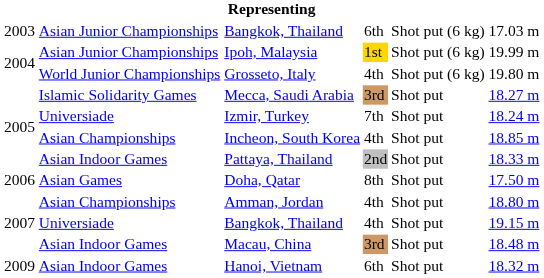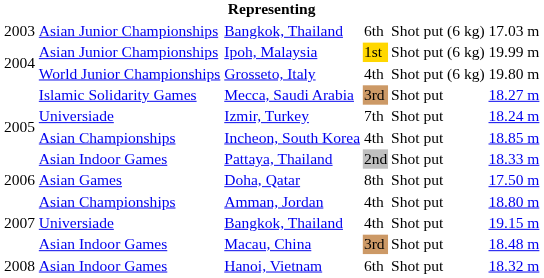(19, 265) 2009 -> (19, 265) 2008
